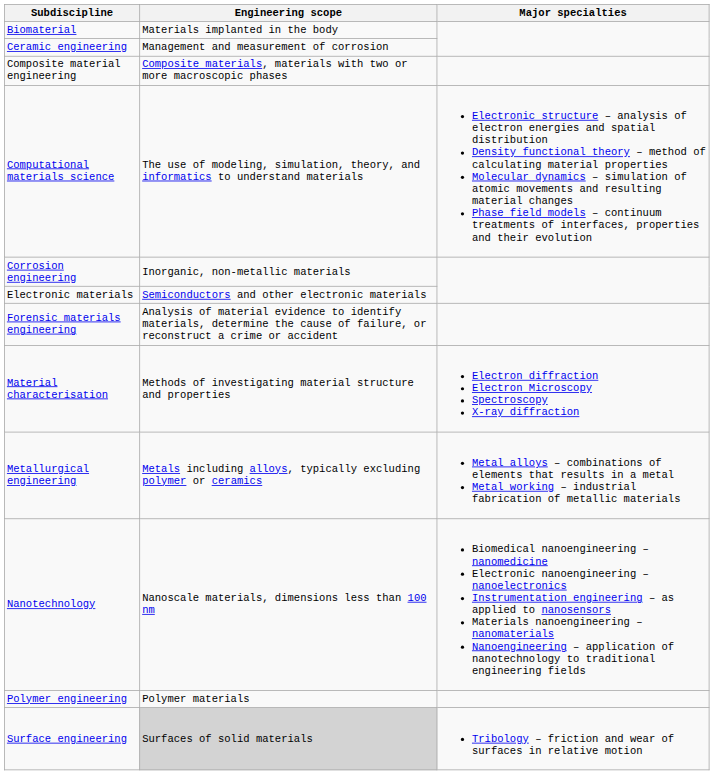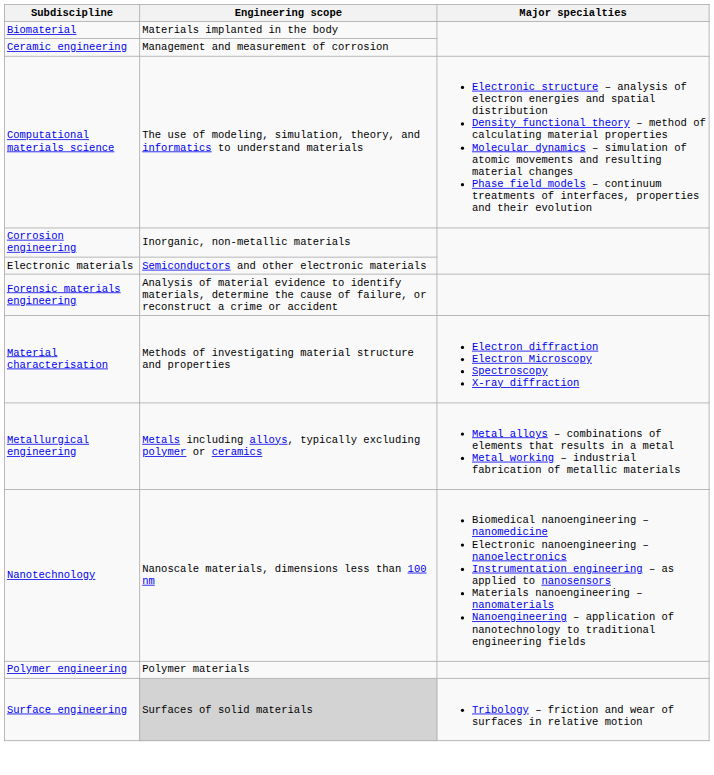- row: (64, 71)
